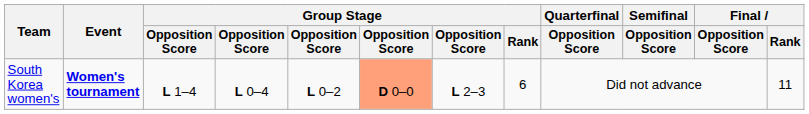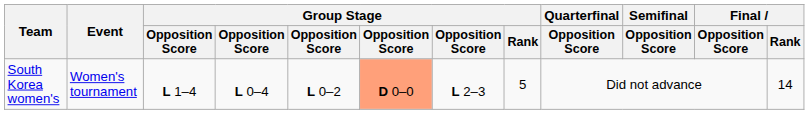(103, 85) bold -> (103, 85) normal
(523, 85) 6 -> (523, 85) 5
(785, 85) 11 -> (785, 85) 14
